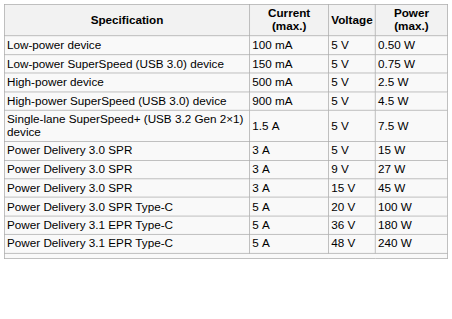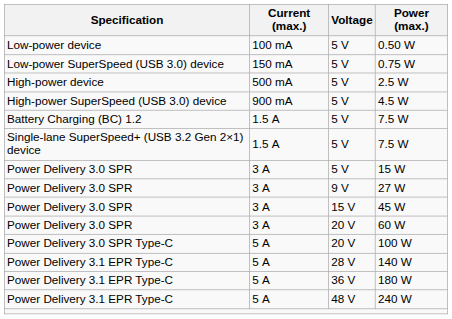+ row: (74, 119)
+ row: (70, 225)
+ row: (90, 262)
